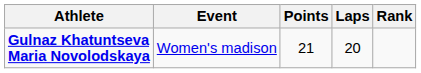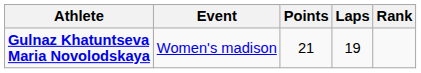(353, 48) 20 -> (353, 48) 19
